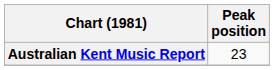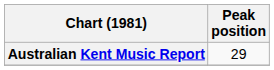(239, 53) 23 -> (239, 53) 29
